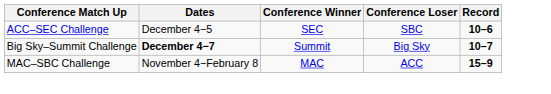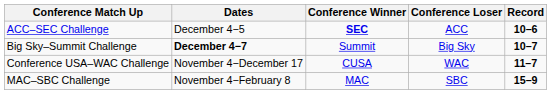(312, 30) normal -> (357, 30) bold
(412, 30) SBC -> (457, 30) ACC
+ row: (88, 64)
(412, 64) ACC -> (457, 81) SBC
